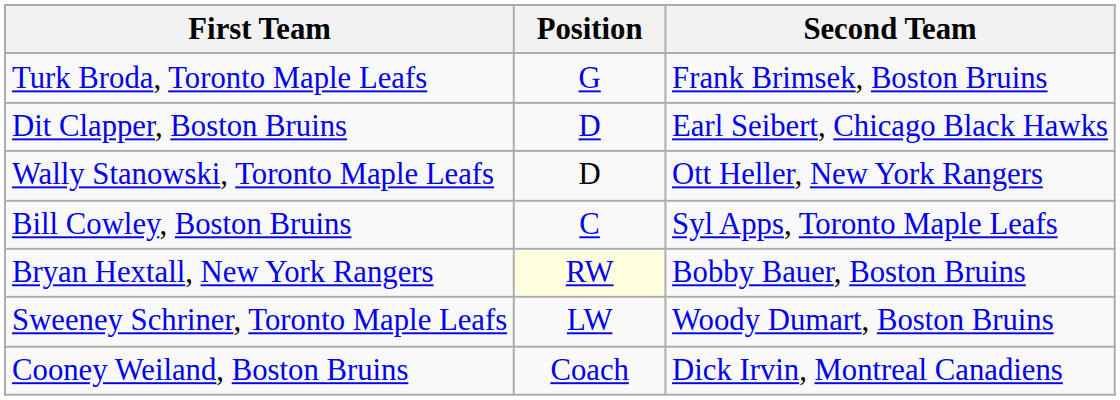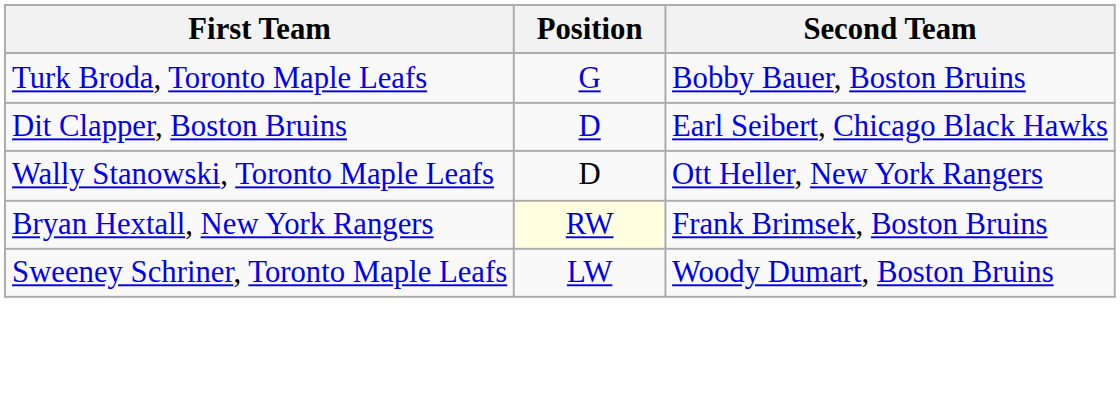(860, 77) Frank Brimsek, Boston Bruins -> (849, 77) Bobby Bauer, Boston Bruins
- row: (182, 223)
(849, 272) Bobby Bauer, Boston Bruins -> (860, 223) Frank Brimsek, Boston Bruins
- row: (210, 369)
